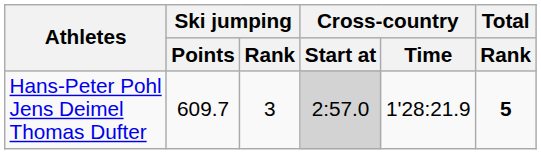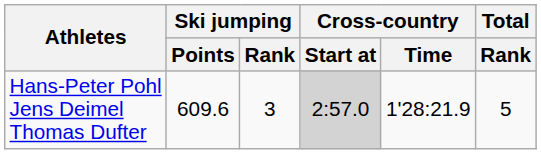(203, 110) 609.7 -> (203, 110) 609.6
(506, 110) bold -> (506, 110) normal
